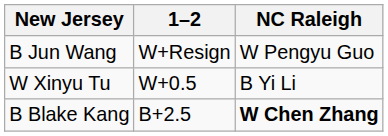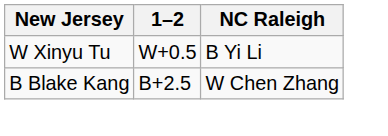- row: (63, 51)
(309, 114) bold -> (272, 83) normal
